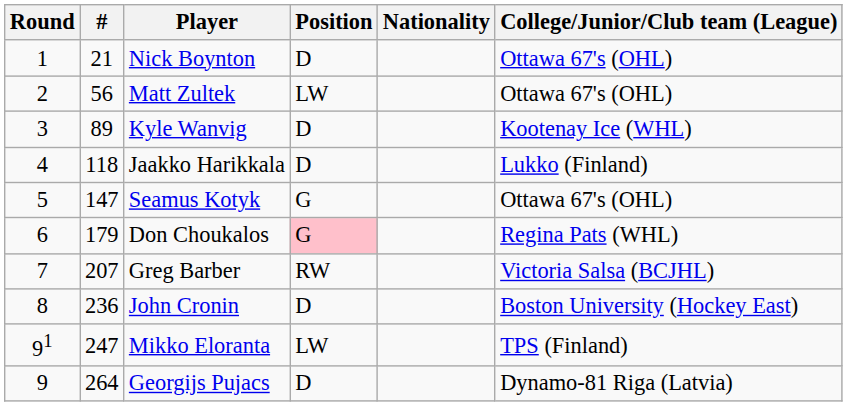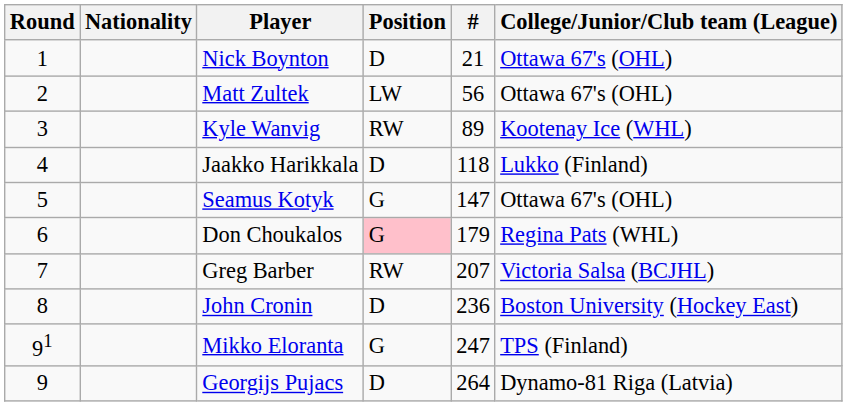columns swapped: (102, 22) <-> (436, 22)
(303, 128) D -> (386, 128) RW
(312, 345) LW -> (377, 345) G
